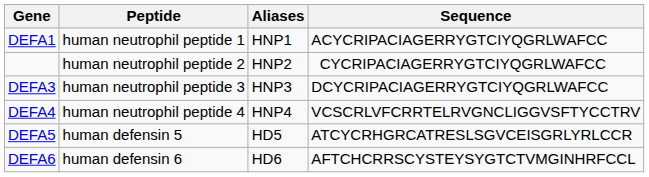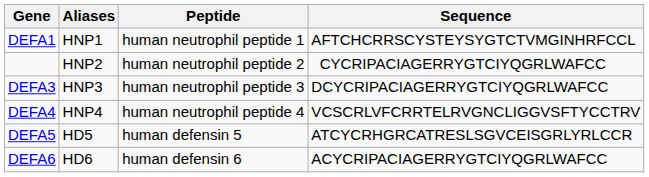columns swapped: (278, 16) <-> (154, 16)
(459, 40) ACYCRIPACIAGERRYGTCIYQGRLWAFCC -> (473, 40) AFTCHCRRSCYSTEYSYGTCTVMGINHRFCCL
(473, 159) AFTCHCRRSCYSTEYSYGTCTVMGINHRFCCL -> (459, 159) ACYCRIPACIAGERRYGTCIYQGRLWAFCC
